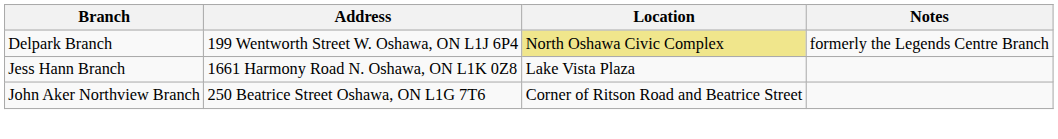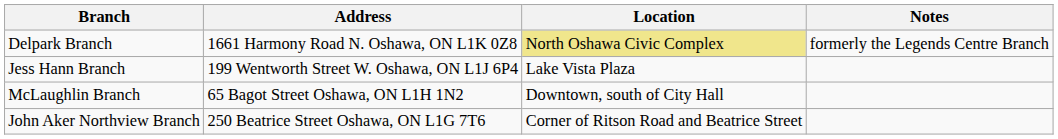(363, 43) 199 Wentworth Street W. Oshawa, ON L1J 6P4 -> (362, 43) 1661 Harmony Road N. Oshawa, ON L1K 0Z8
(362, 69) 1661 Harmony Road N. Oshawa, ON L1K 0Z8 -> (363, 69) 199 Wentworth Street W. Oshawa, ON L1J 6P4
+ row: (74, 95)
